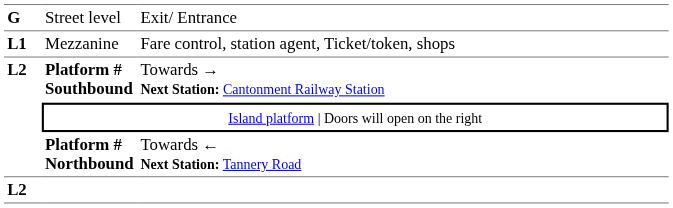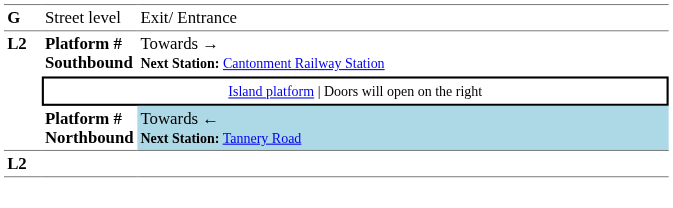- row: (82, 43)
(221, 154) no background -> (221, 127) lightblue background
